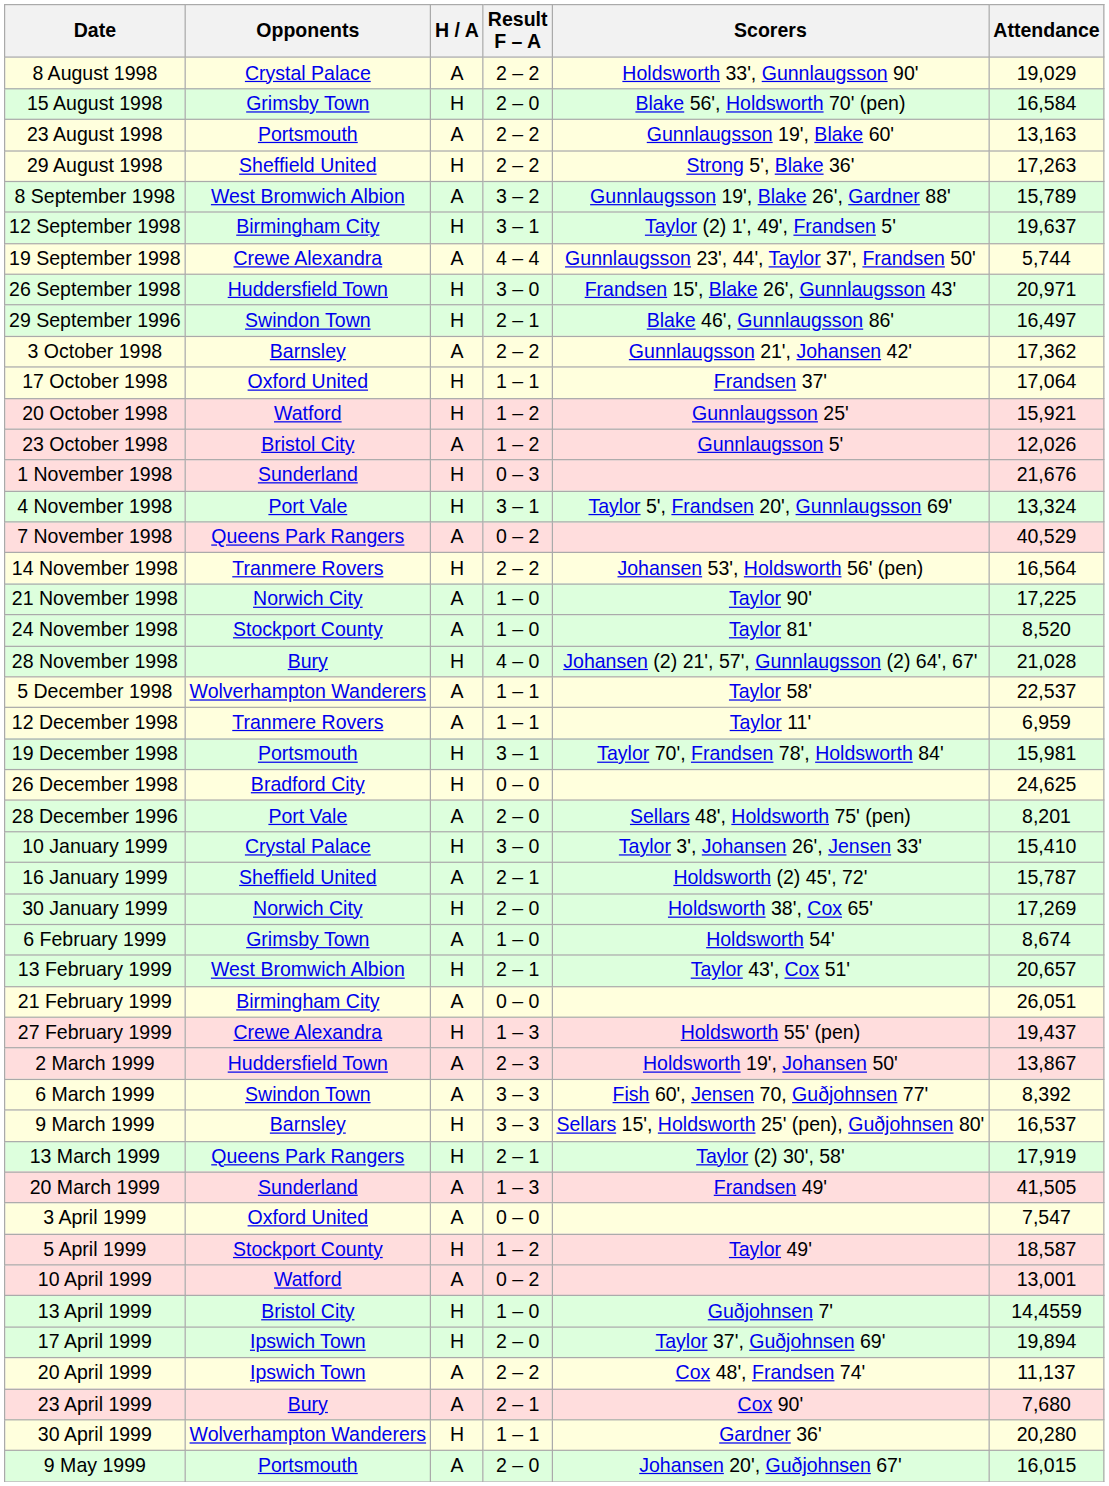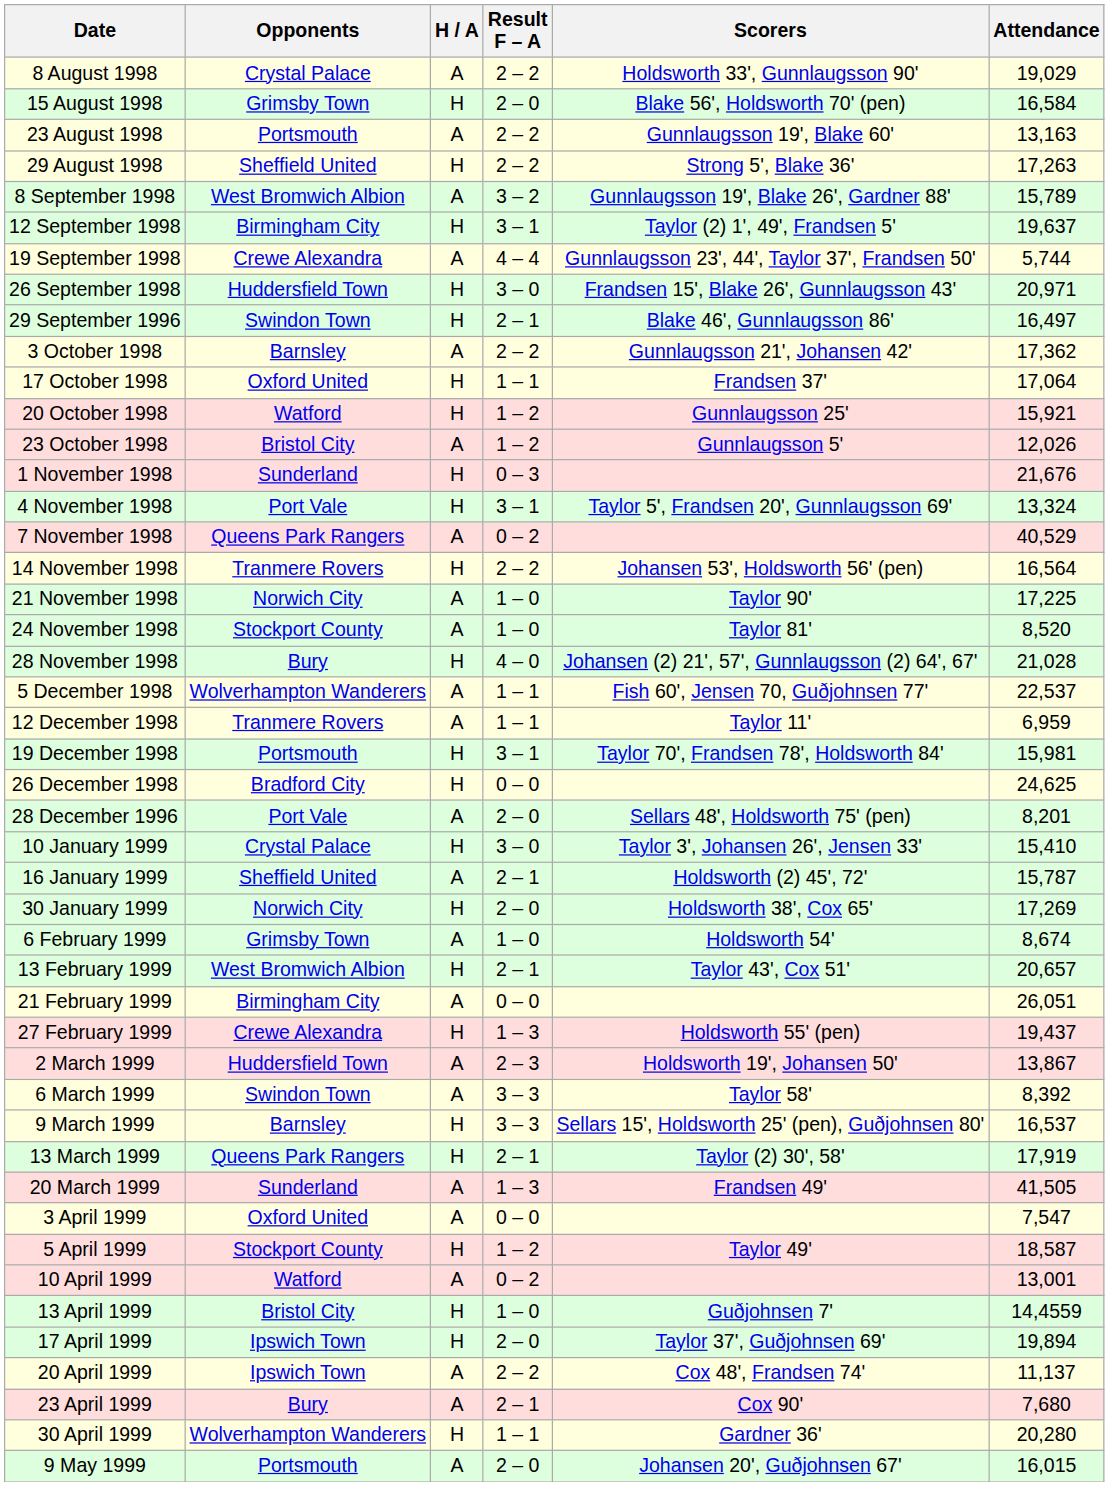(770, 692) Taylor 58' -> (770, 692) Fish 60', Jensen 70, Guðjohnsen 77'
(770, 1094) Fish 60', Jensen 70, Guðjohnsen 77' -> (770, 1094) Taylor 58'
